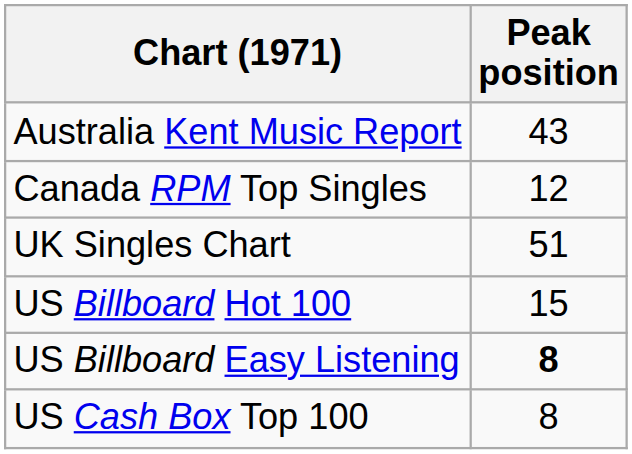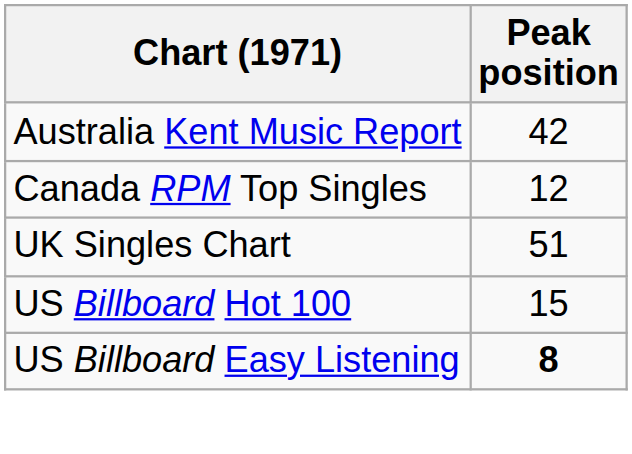(549, 131) 43 -> (549, 131) 42
- row: (191, 417)
